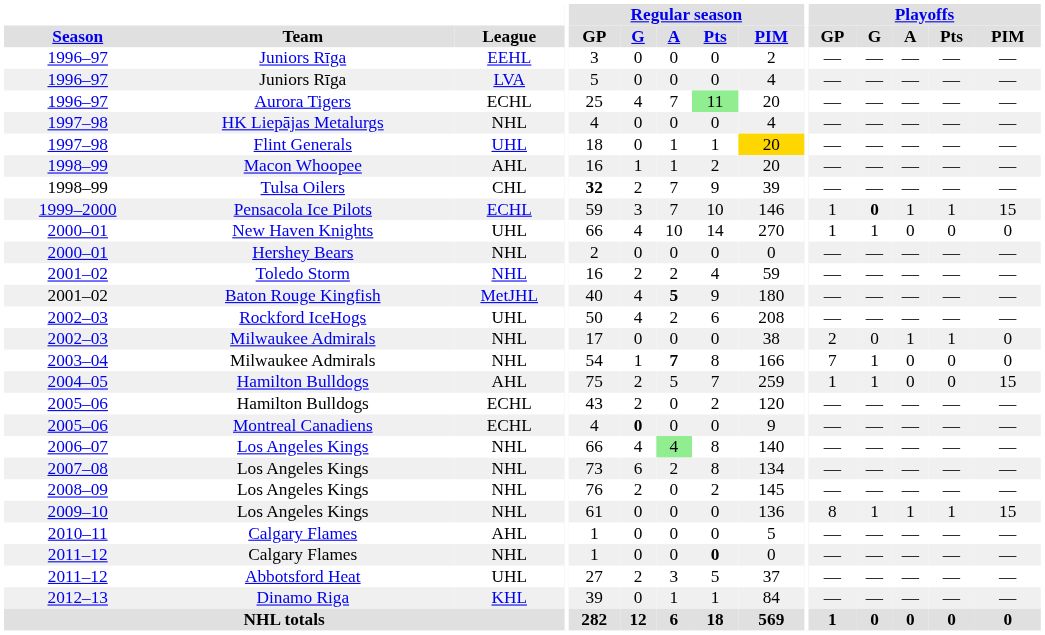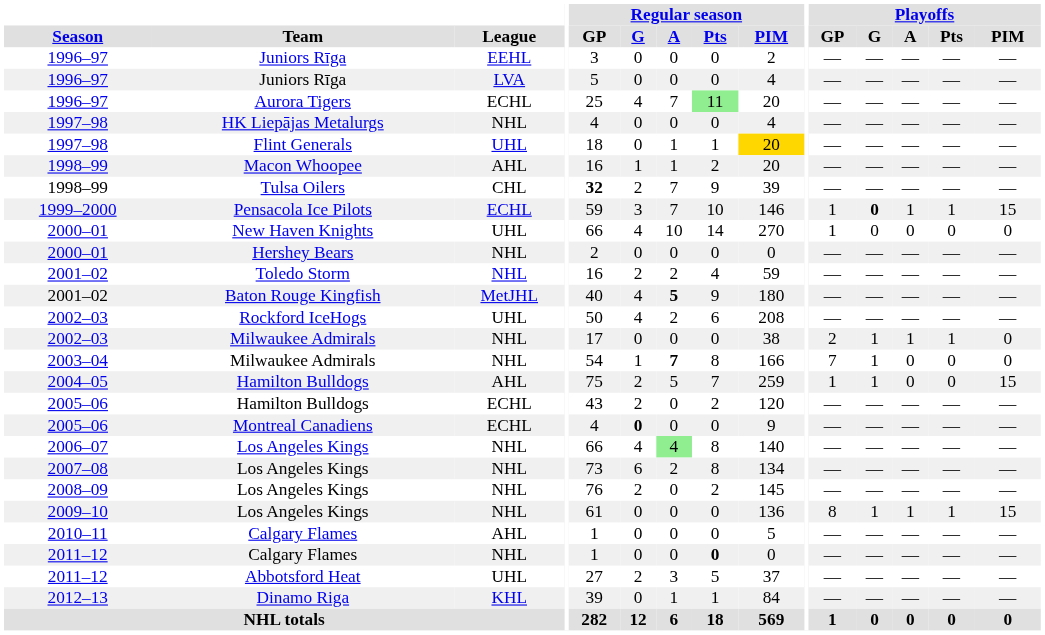(874, 230) 1 -> (874, 230) 0
(874, 338) 0 -> (874, 338) 1
